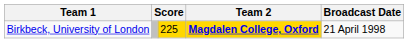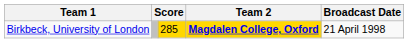(169, 29) 225 -> (169, 29) 285
